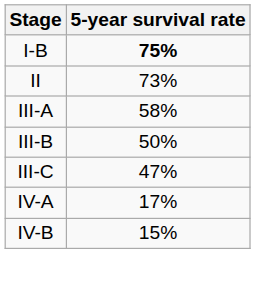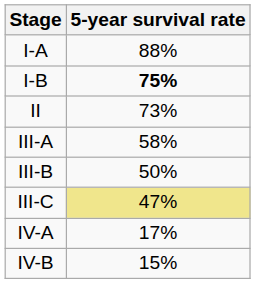+ row: (36, 50)
(158, 172) no background -> (158, 202) khaki background
